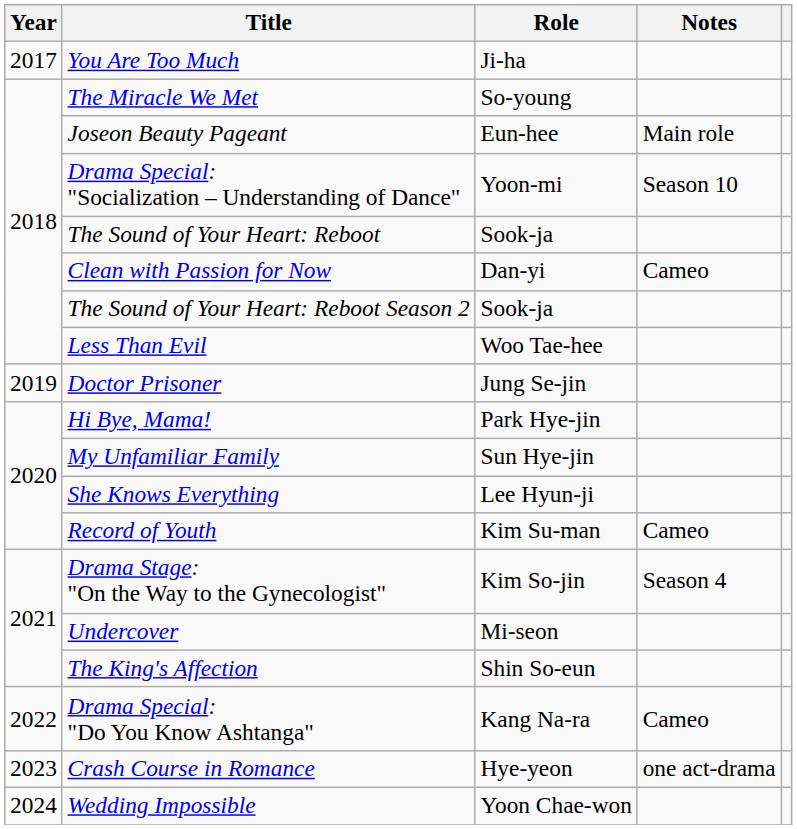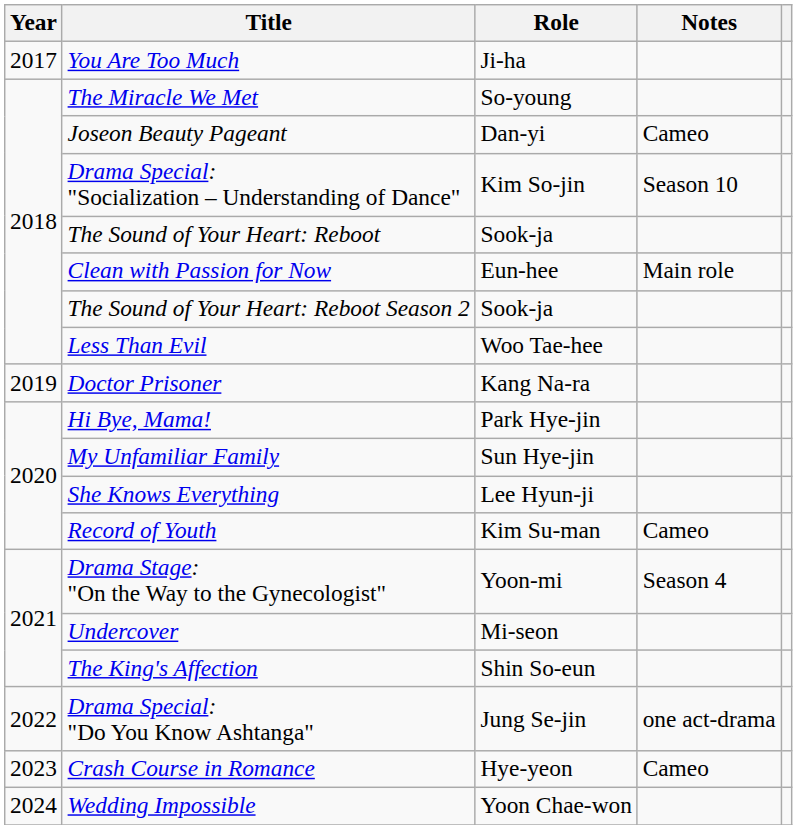(519, 134) Eun-hee -> (513, 134) Dan-yi
(688, 134) Main role -> (676, 134) Cameo
(521, 184) Yoon-mi -> (533, 184) Kim So-jin
(513, 271) Dan-yi -> (519, 271) Eun-hee
(676, 271) Cameo -> (688, 271) Main role
(533, 382) Jung Se-jin -> (535, 382) Kang Na-ra
(533, 581) Kim So-jin -> (521, 581) Yoon-mi
(535, 718) Kang Na-ra -> (533, 718) Jung Se-jin
(676, 718) Cameo -> (709, 718) one act-drama
(709, 768) one act-drama -> (676, 768) Cameo
